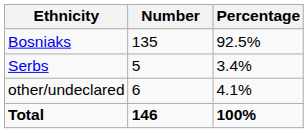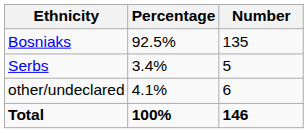columns swapped: (170, 16) <-> (258, 16)
